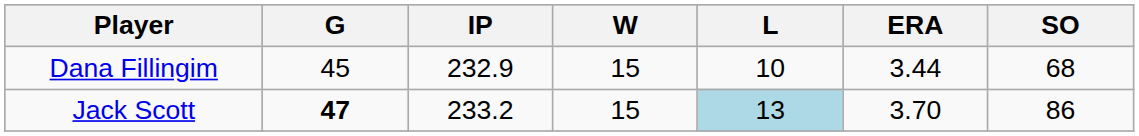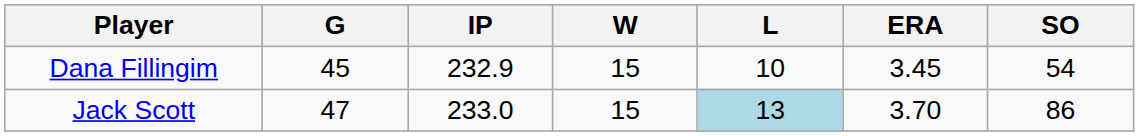(915, 67) 3.44 -> (915, 67) 3.45
(1060, 67) 68 -> (1060, 67) 54
(335, 109) bold -> (335, 109) normal
(480, 109) 233.2 -> (480, 109) 233.0
